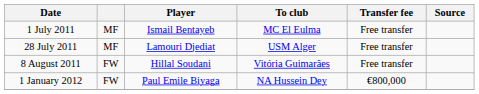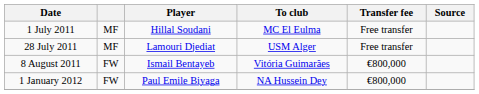(181, 29) Ismail Bentayeb -> (181, 29) Hillal Soudani
(181, 63) Hillal Soudani -> (181, 63) Ismail Bentayeb
(386, 63) Free transfer -> (386, 63) €800,000
